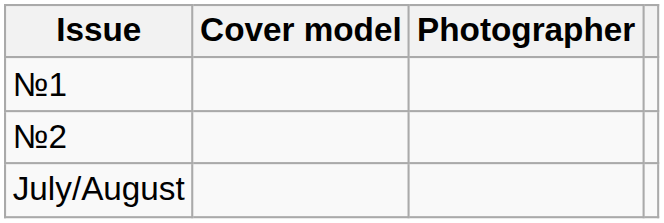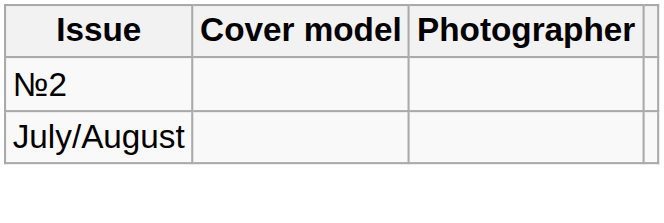- row: (40, 83)
